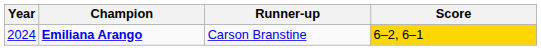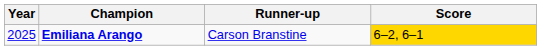(22, 34) 2024 -> (22, 34) 2025
